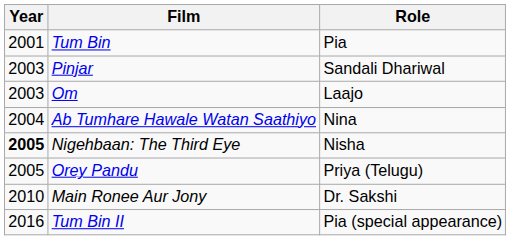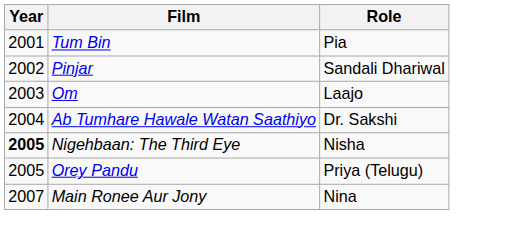(26, 68) 2003 -> (26, 68) 2002
(340, 119) Nina -> (360, 119) Dr. Sakshi
(26, 196) 2010 -> (26, 196) 2007
(360, 196) Dr. Sakshi -> (340, 196) Nina
- row: (88, 222)
